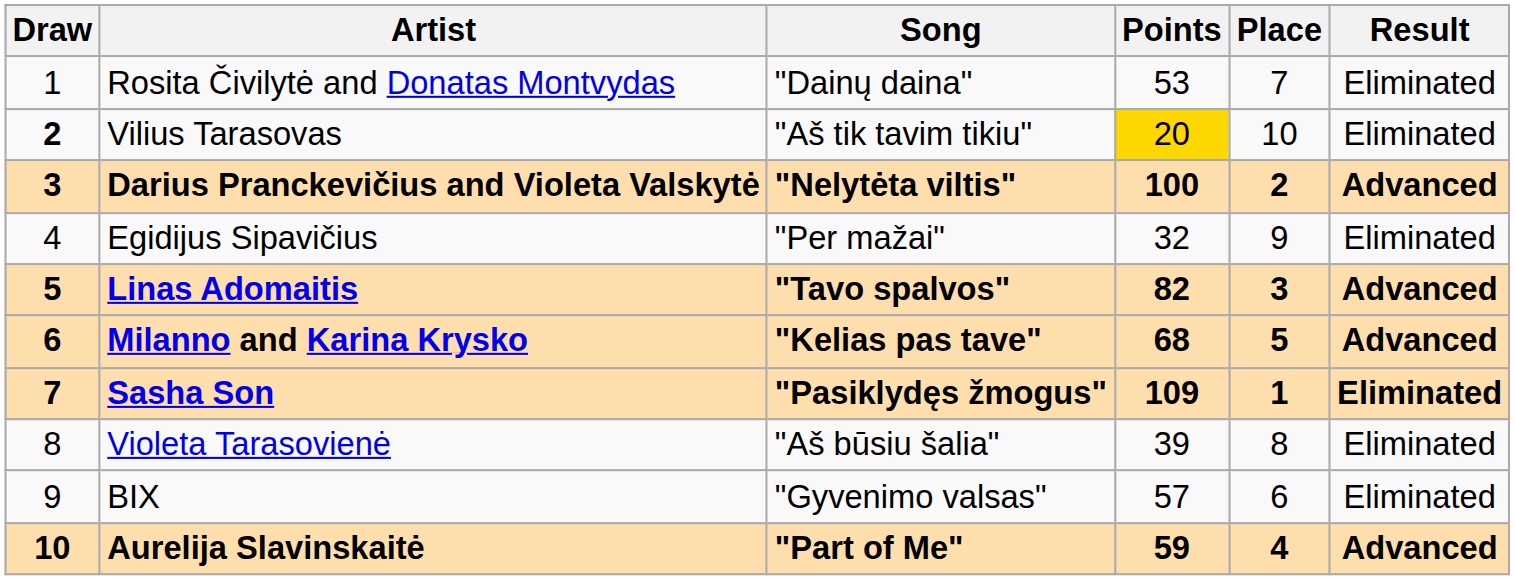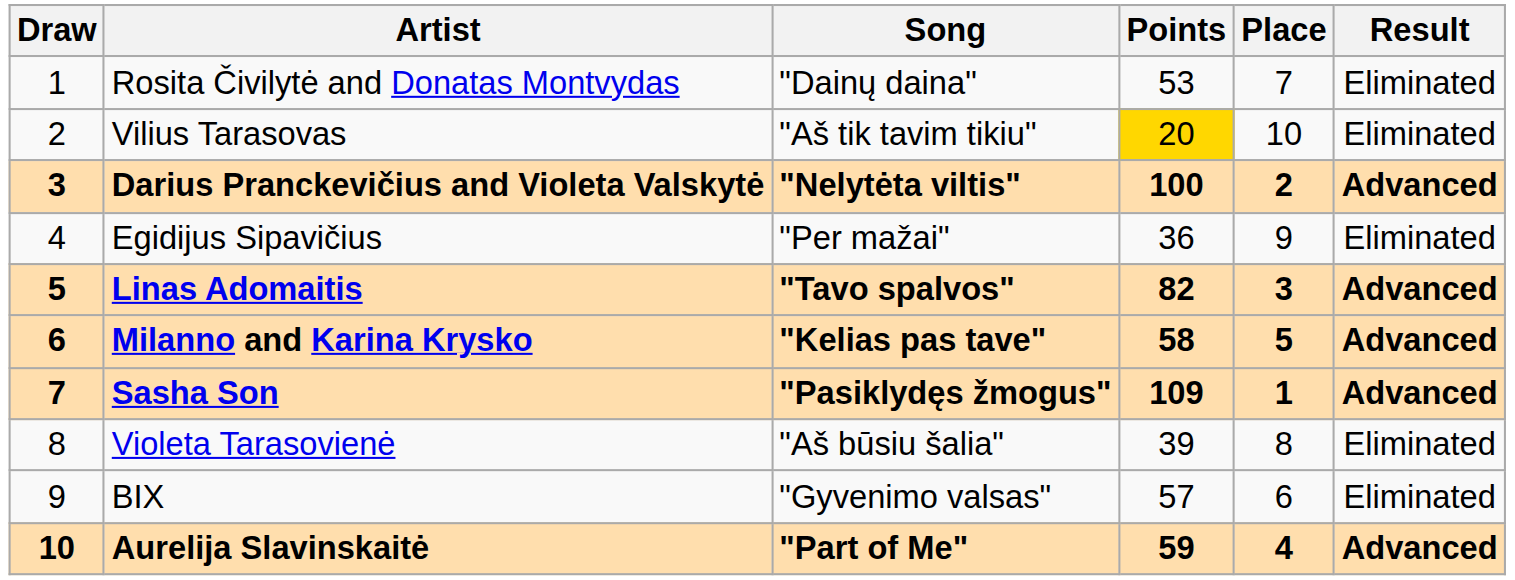(52, 133) bold -> (57, 133) normal
(1172, 237) 32 -> (1176, 237) 36
(1172, 340) 68 -> (1176, 340) 58
(1420, 392) Eliminated -> (1420, 392) Advanced
